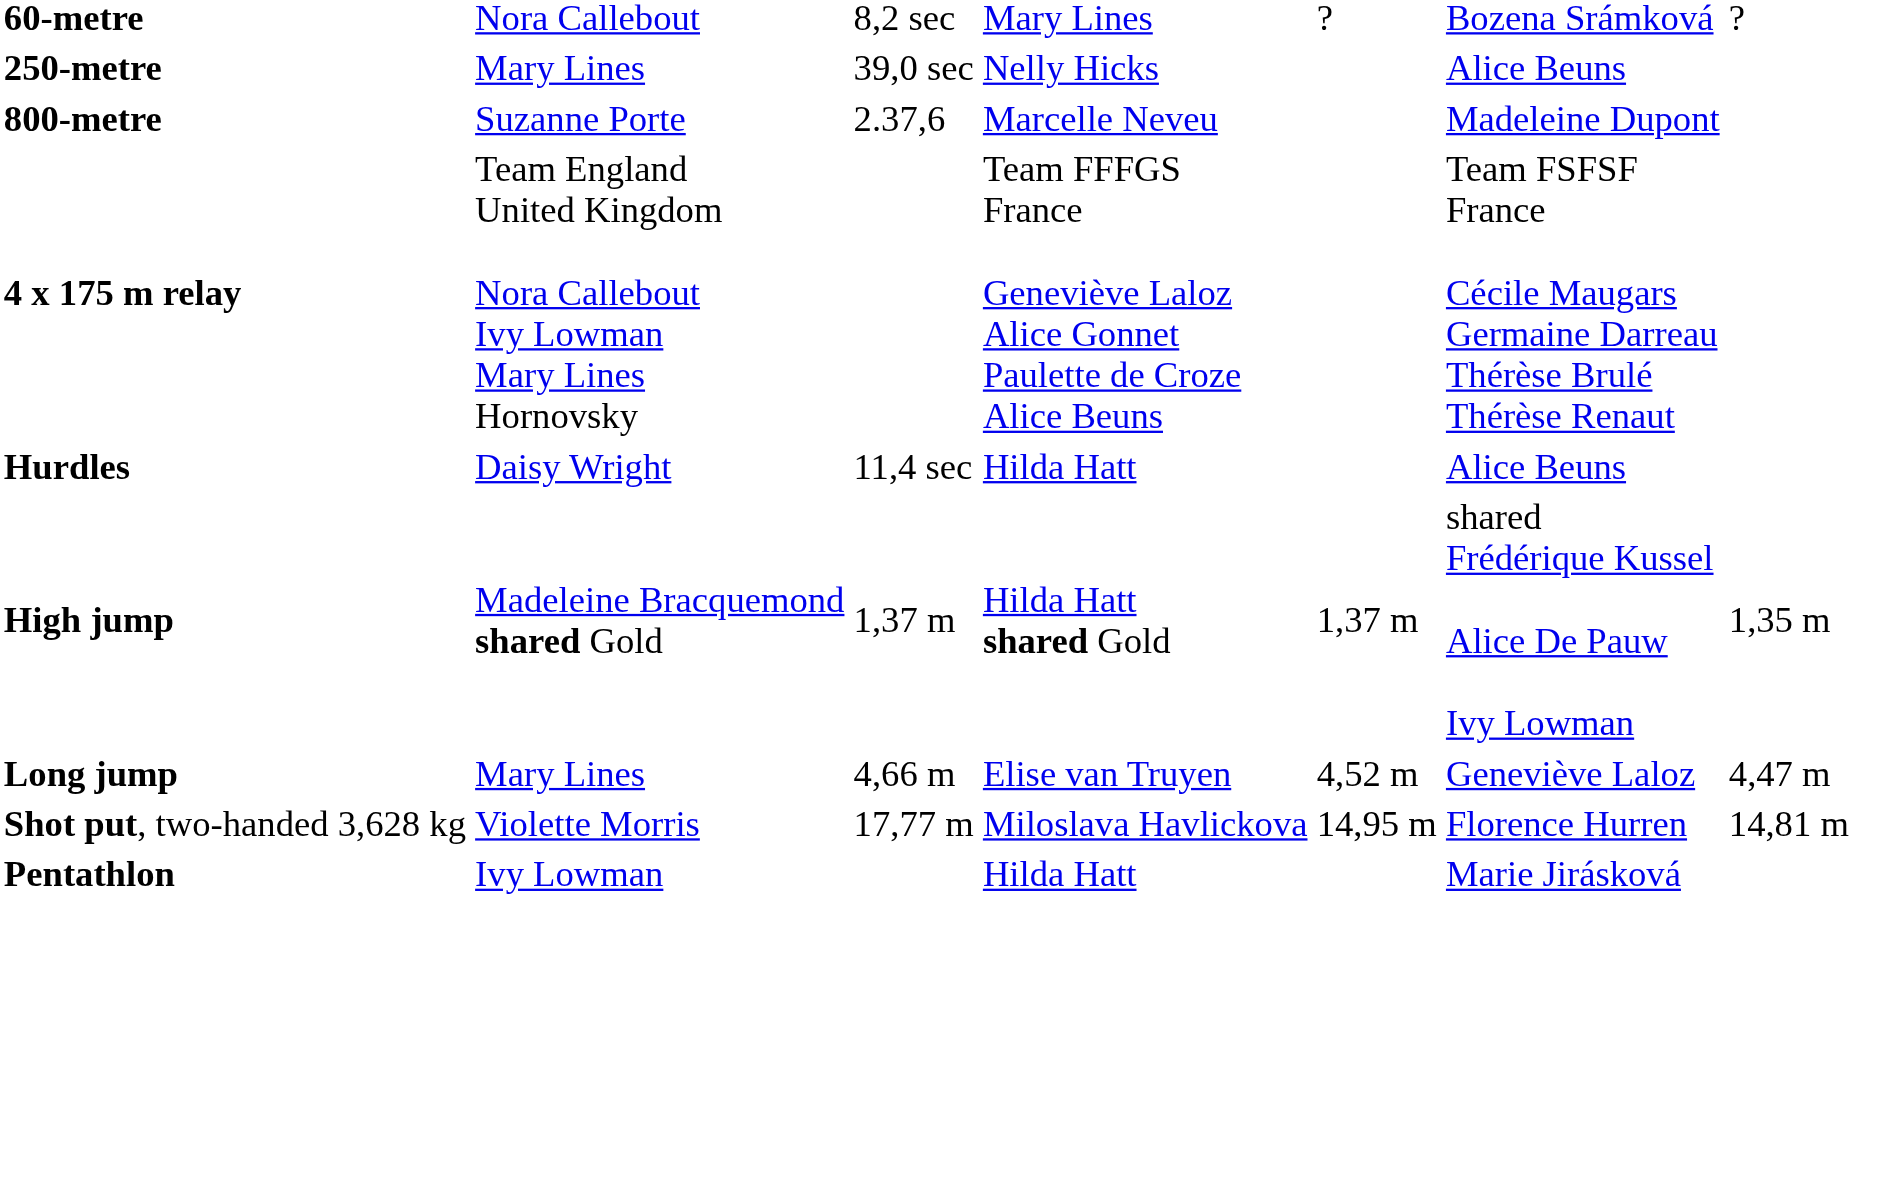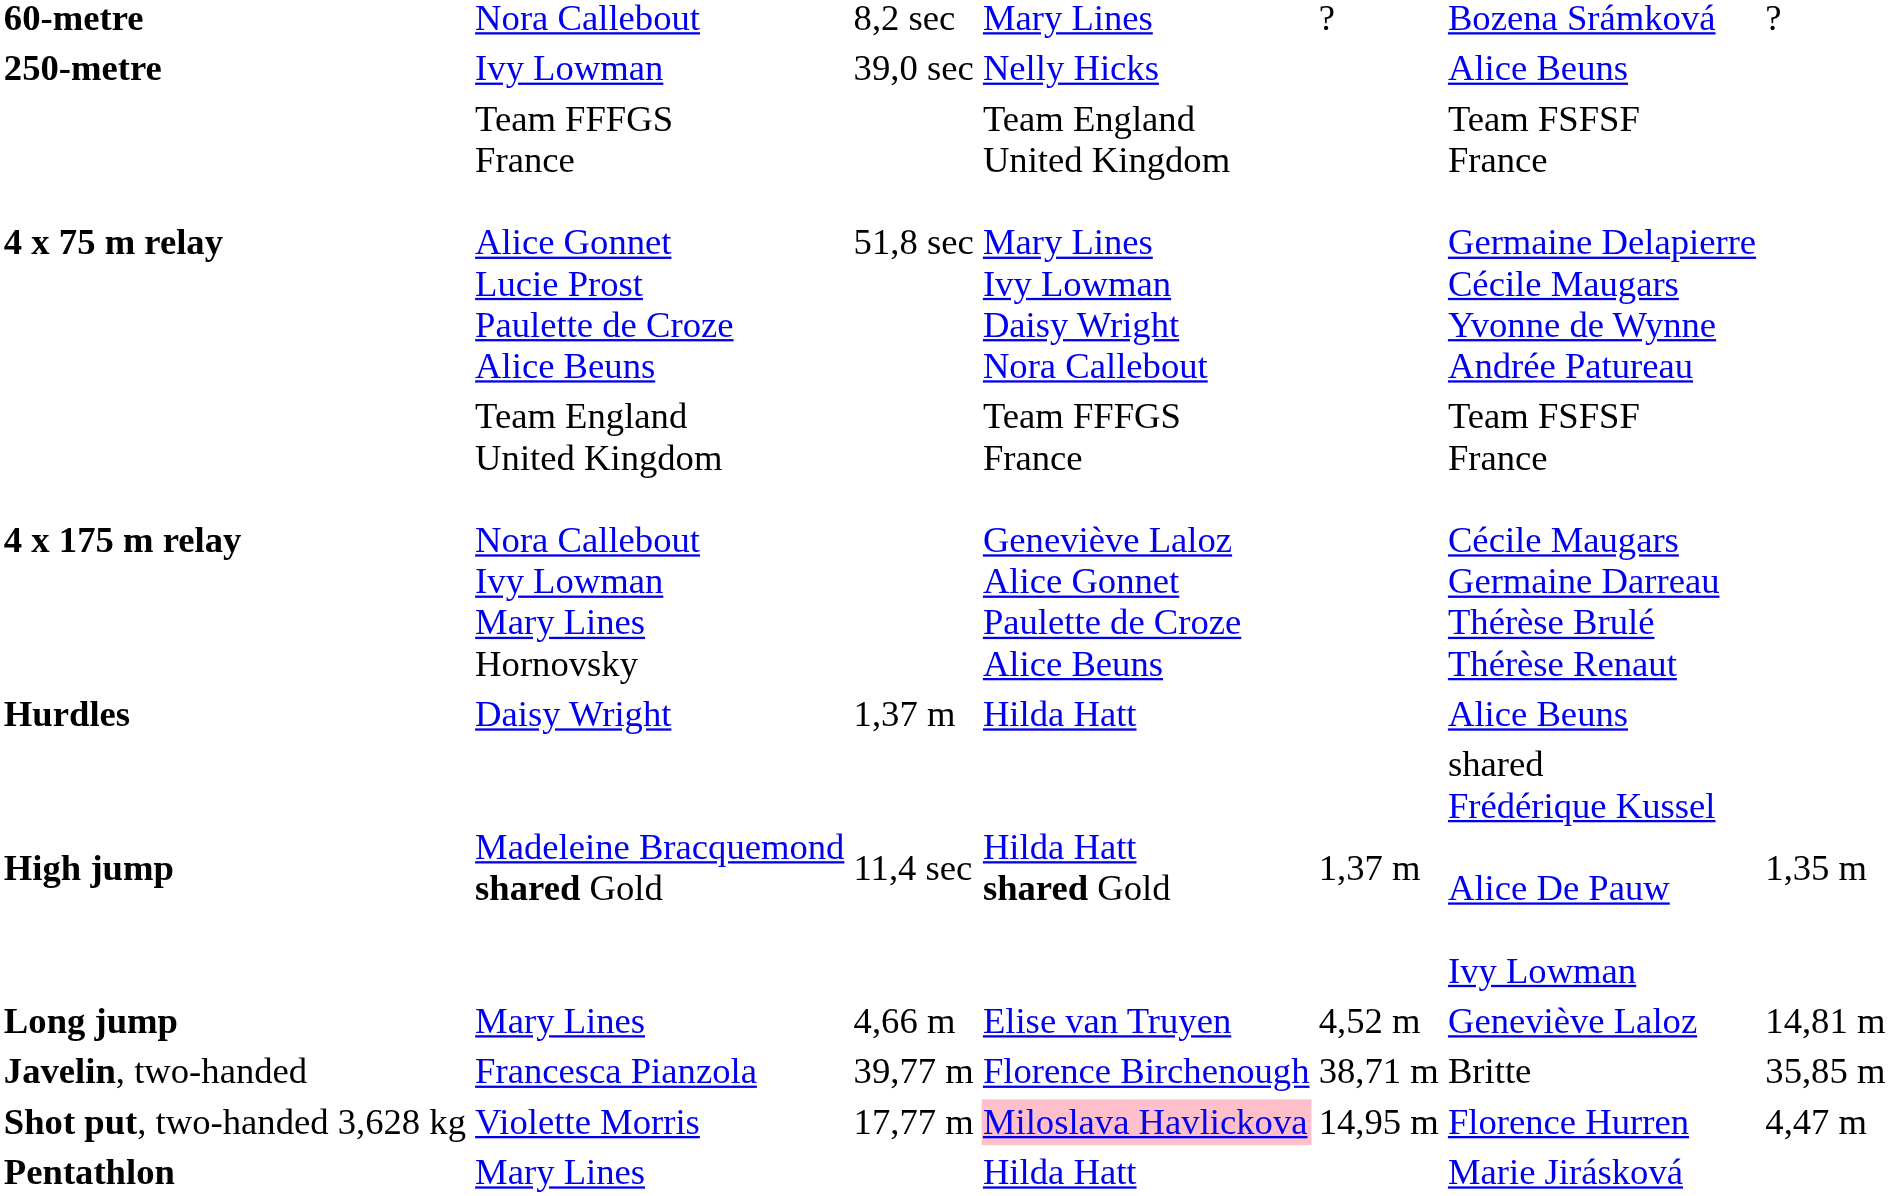(560, 68) Mary Lines -> (569, 68) Ivy Lowman
- row: (83, 118)
+ row: (113, 242)
(913, 466) 11,4 sec -> (905, 713) 1,37 m
(905, 620) 1,37 m -> (913, 867) 11,4 sec
(1780, 773) 4,47 m -> (1825, 1020) 14,81 m
+ row: (155, 1071)
(1145, 823) no background -> (1145, 1121) pink background
(1789, 823) 14,81 m -> (1816, 1121) 4,47 m
(569, 874) Ivy Lowman -> (560, 1171) Mary Lines
